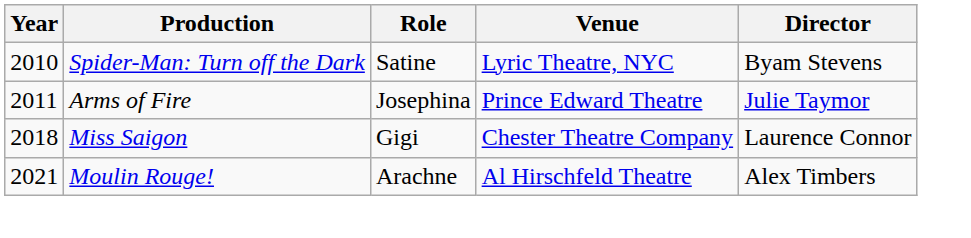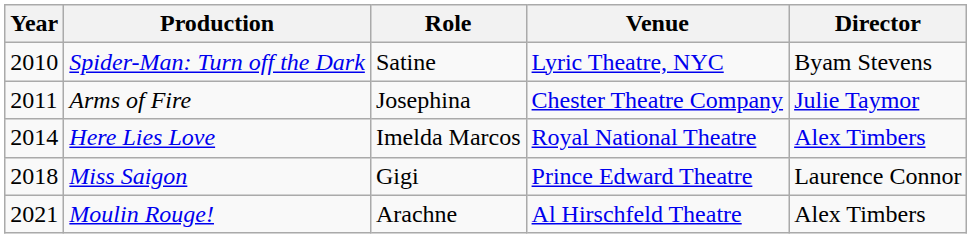(592, 99) Prince Edward Theatre -> (657, 99) Chester Theatre Company
+ row: (142, 137)
(607, 137) Chester Theatre Company -> (642, 175) Prince Edward Theatre
